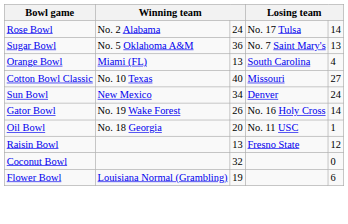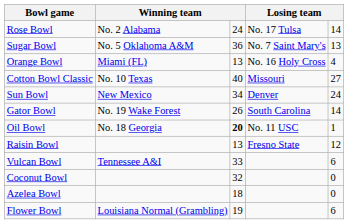(279, 62) South Carolina -> (287, 62) No. 16 Holy Cross
(287, 111) No. 16 Holy Cross -> (279, 111) South Carolina
(238, 128) normal -> (238, 128) bold
+ row: (34, 161)
+ row: (34, 194)
